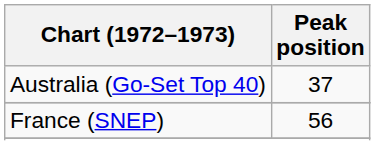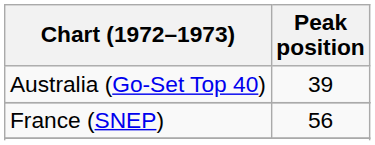(321, 84) 37 -> (321, 84) 39
